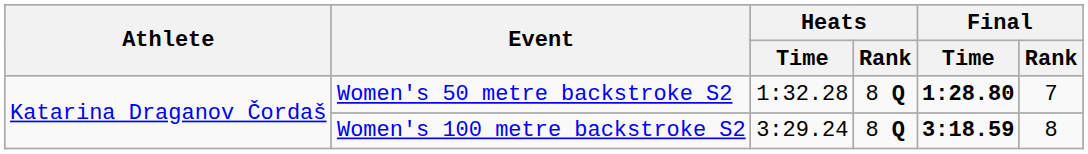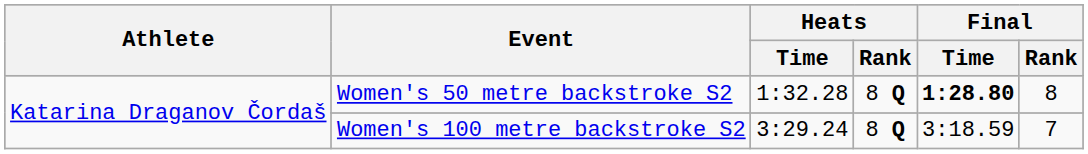(1051, 94) 7 -> (1051, 94) 8
(968, 130) bold -> (968, 130) normal
(1051, 130) 8 -> (1051, 130) 7
